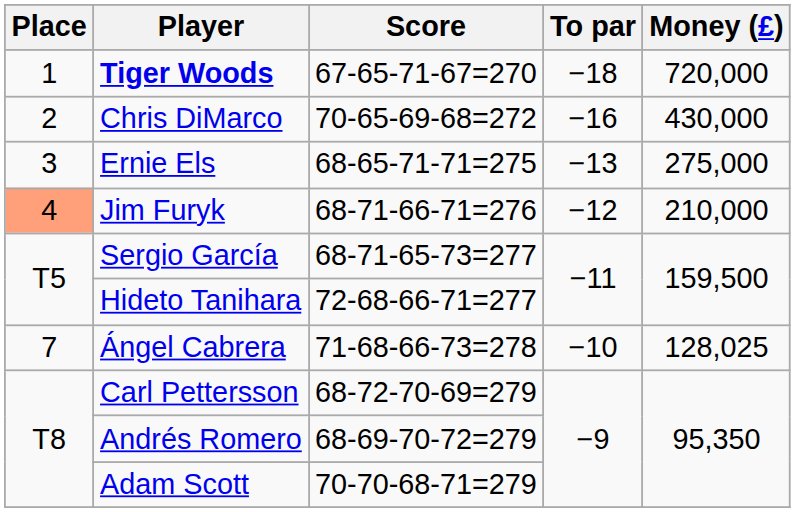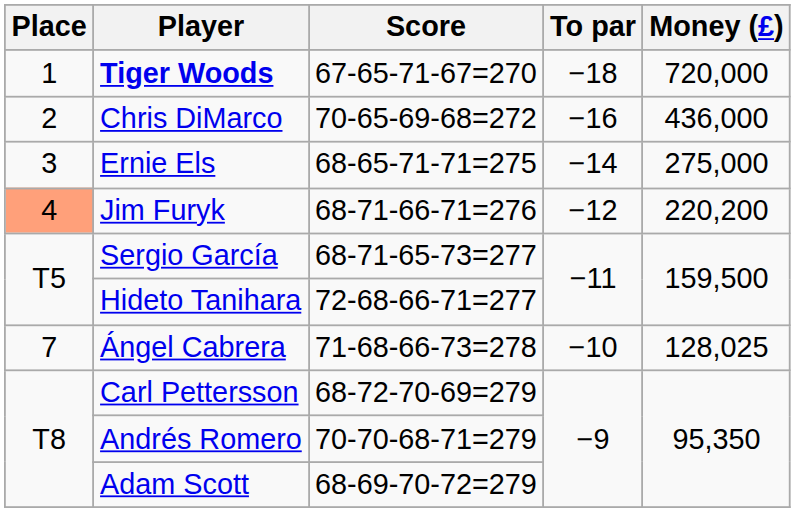(716, 118) 430,000 -> (716, 118) 436,000
(593, 164) −13 -> (593, 164) −14
(716, 210) 210,000 -> (716, 210) 220,200
(426, 438) 68-69-70-72=279 -> (426, 438) 70-70-68-71=279
(426, 484) 70-70-68-71=279 -> (426, 484) 68-69-70-72=279
